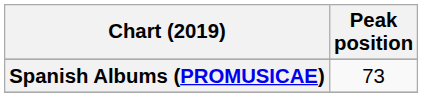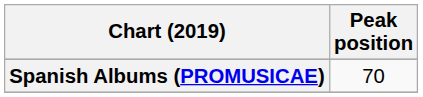(374, 75) 73 -> (374, 75) 70
